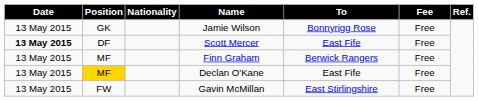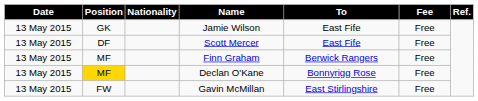(341, 28) Bonnyrigg Rose -> (341, 28) East Fife
(43, 43) bold -> (43, 43) normal
(341, 73) East Fife -> (341, 73) Bonnyrigg Rose
